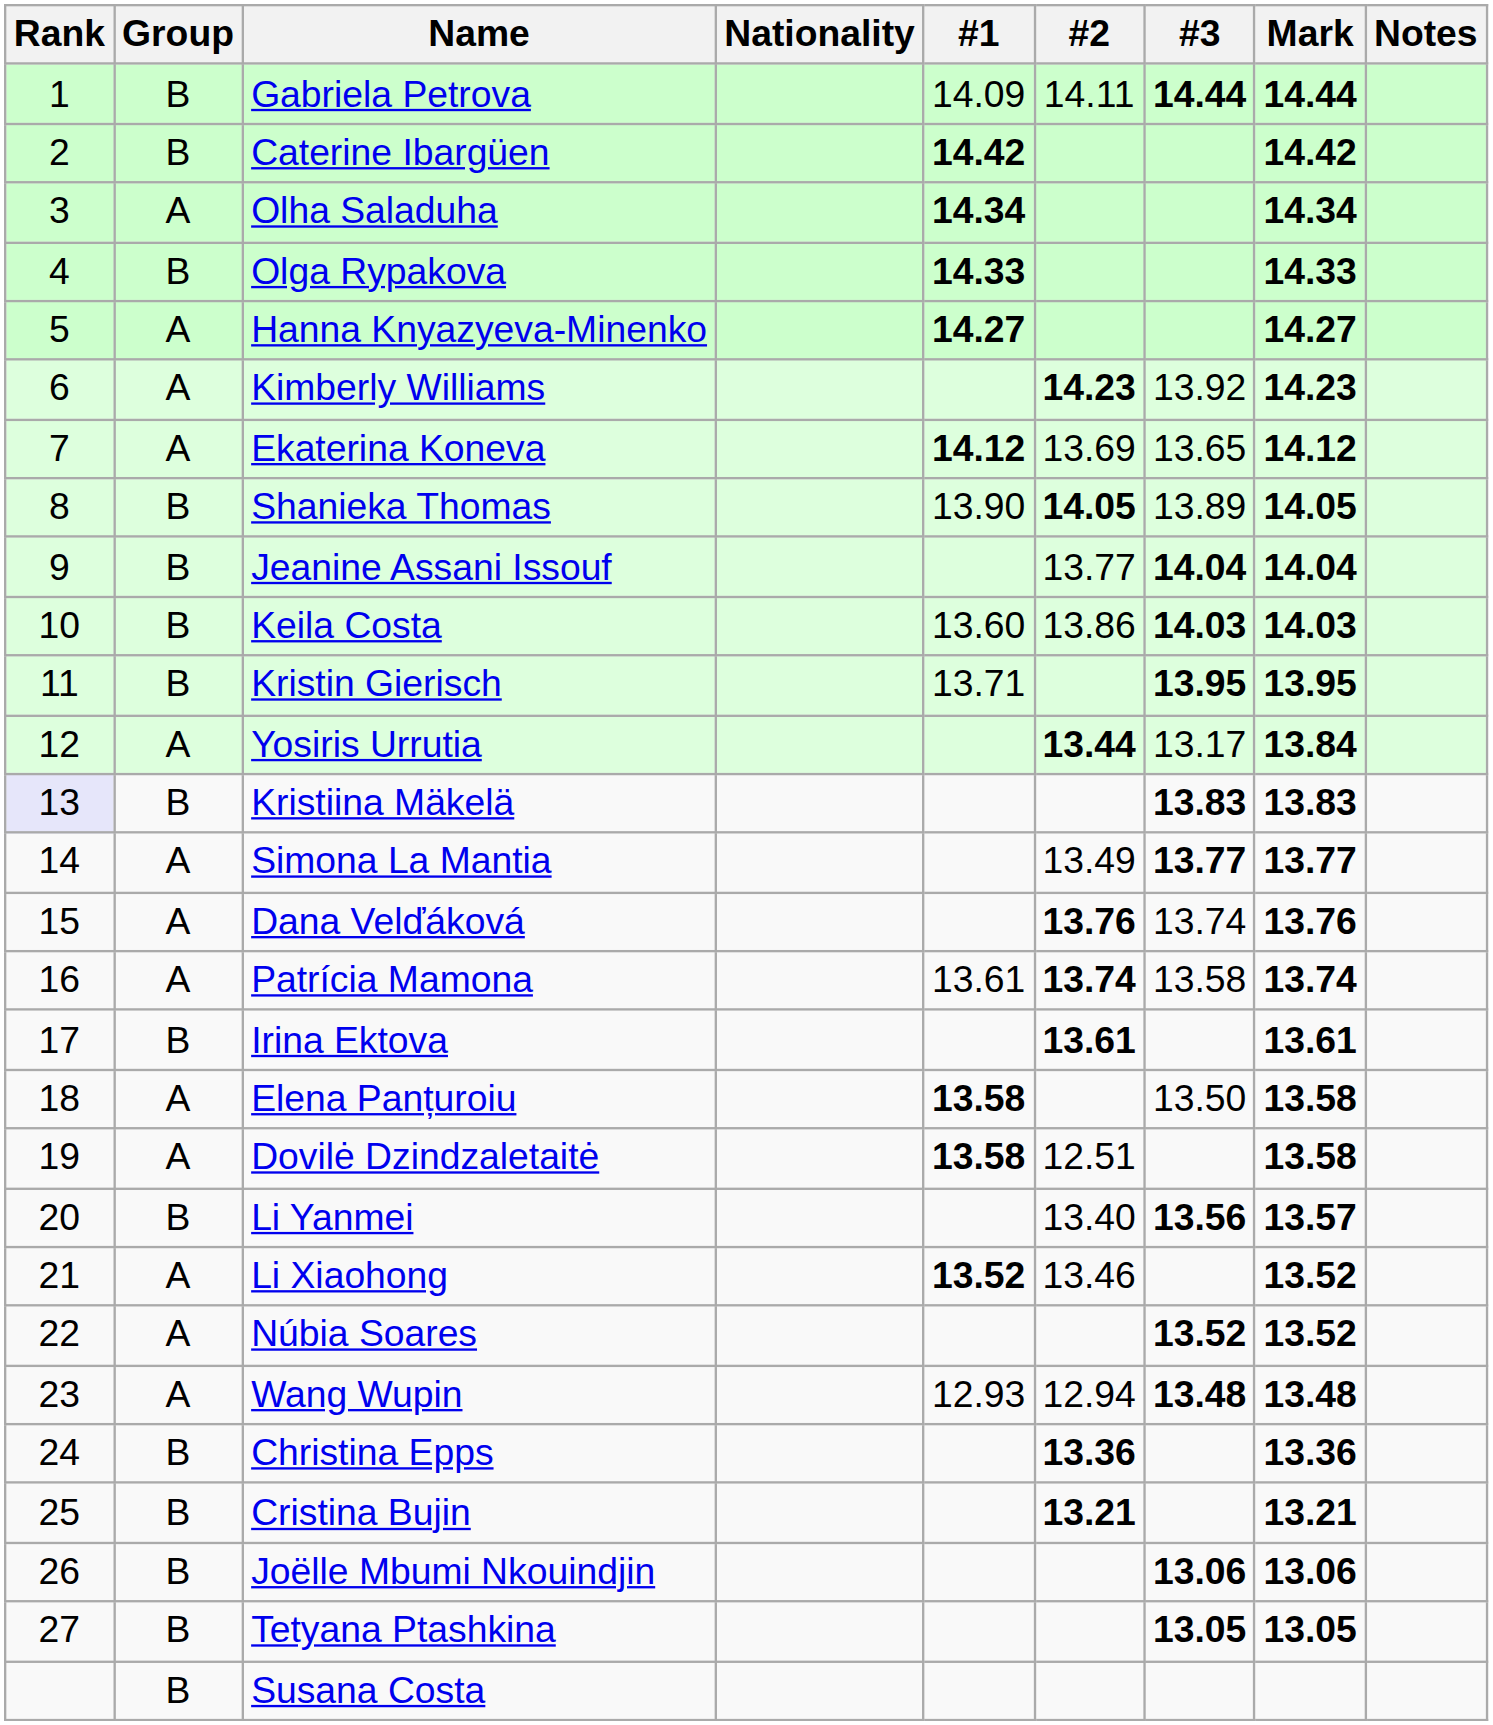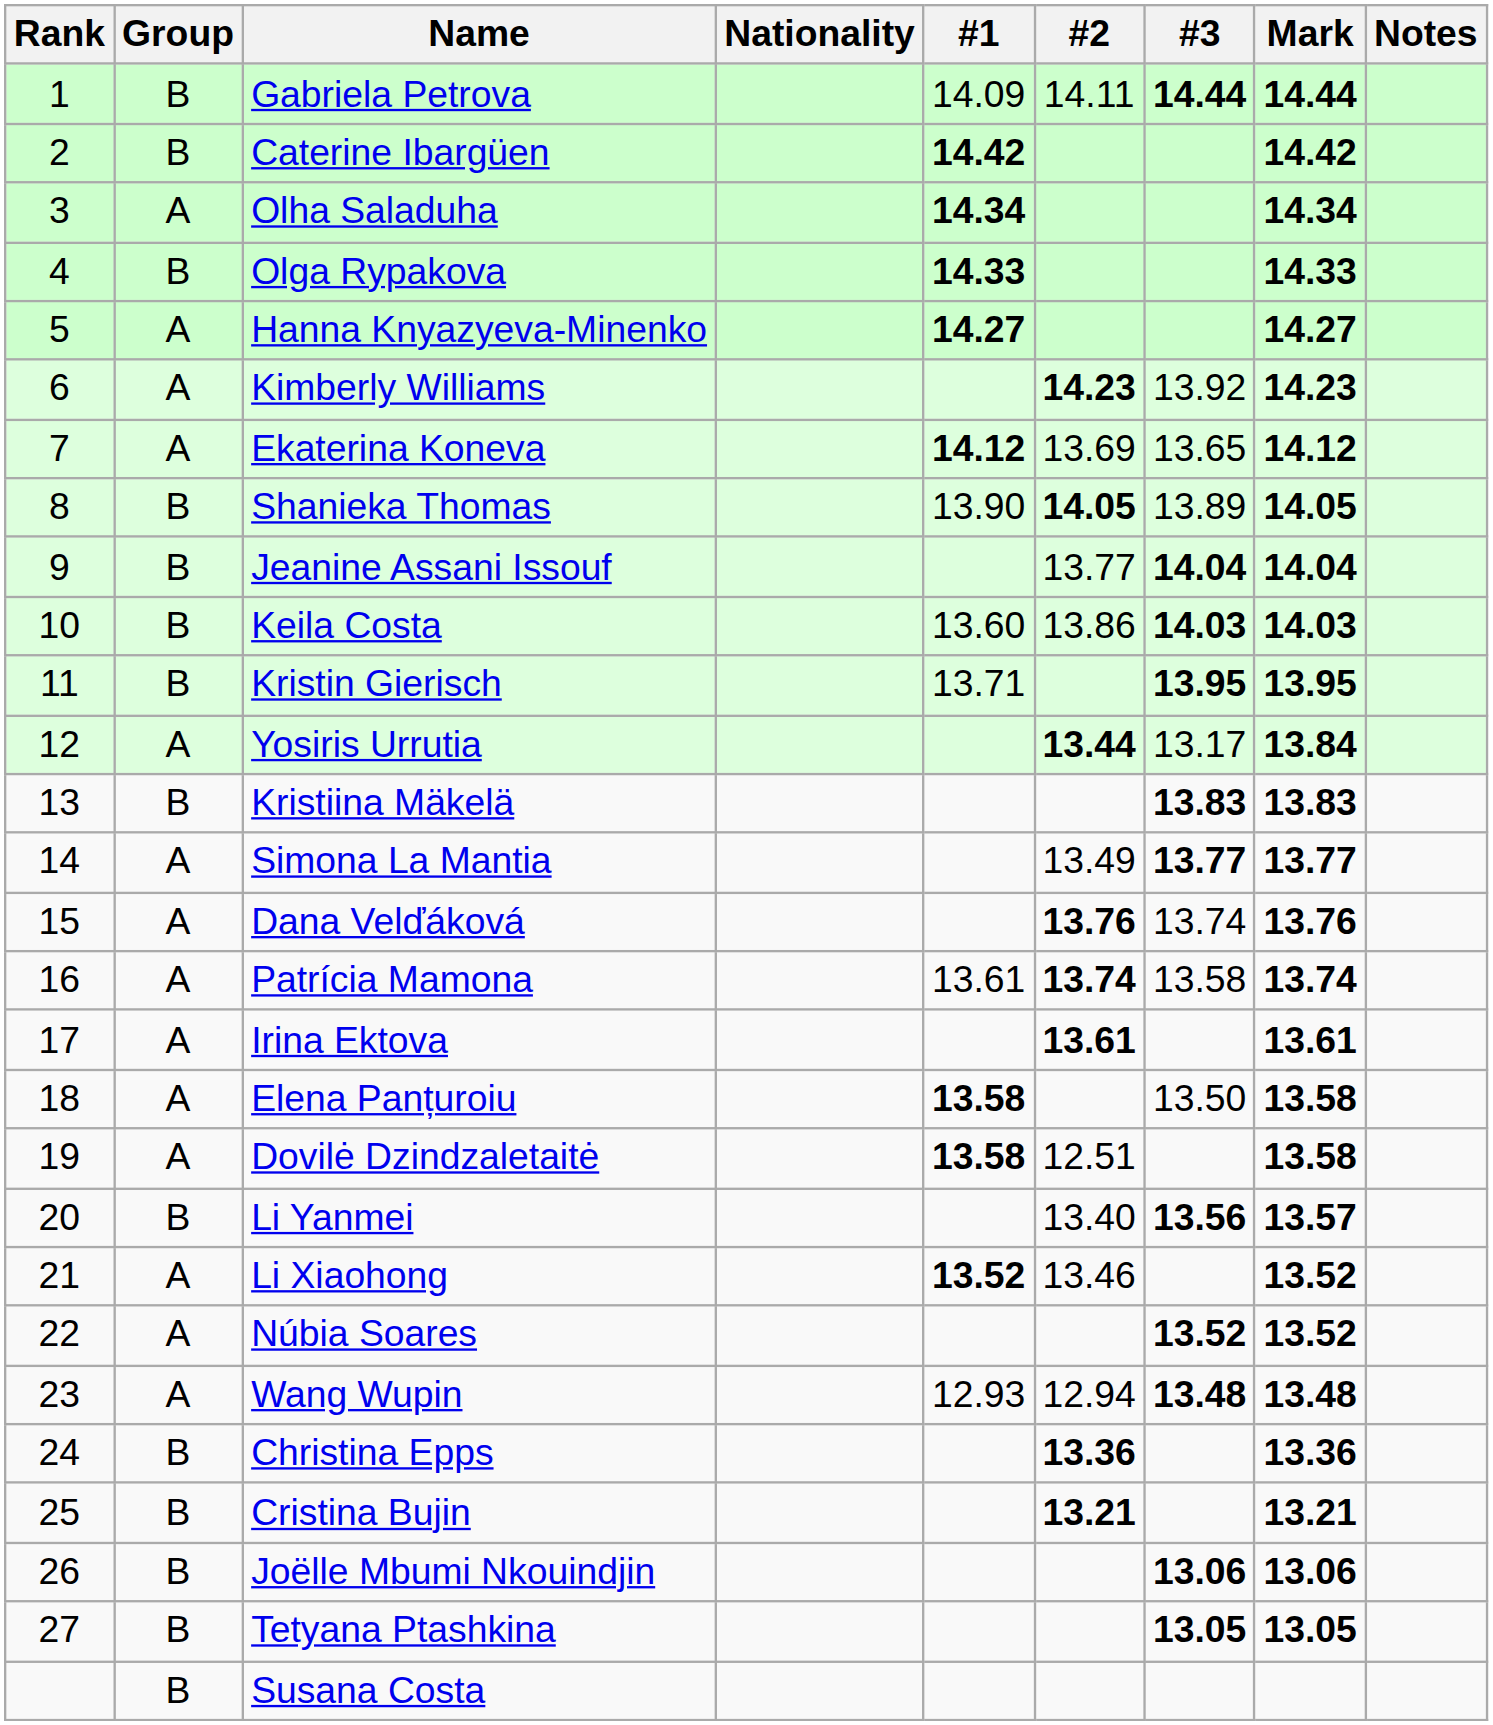(59, 802) lavender background -> (59, 802) no background
(178, 1039) B -> (178, 1039) A
